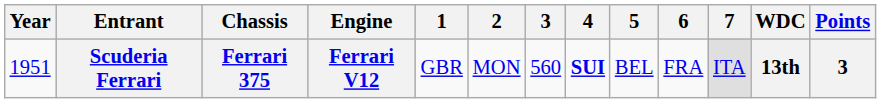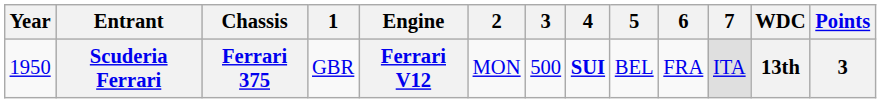columns swapped: (361, 21) <-> (442, 21)
(30, 67) 1951 -> (30, 67) 1950
(546, 67) 560 -> (546, 67) 500
